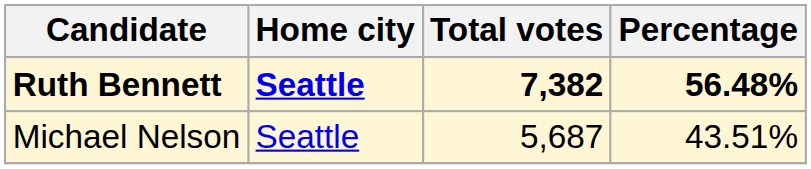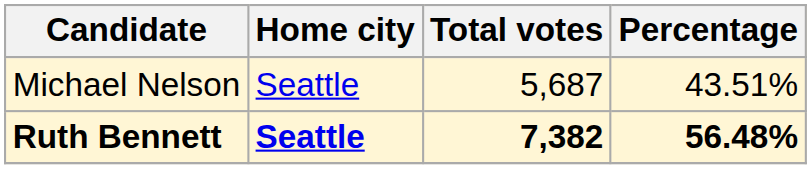rows swapped: (117, 83) <-> (126, 136)
